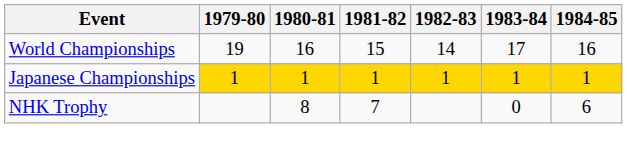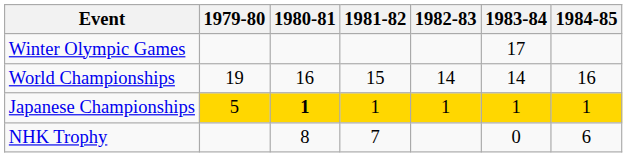+ row: (97, 48)
(516, 48) 17 -> (516, 78) 14
(234, 78) 1 -> (234, 107) 5
(305, 78) normal -> (305, 107) bold
